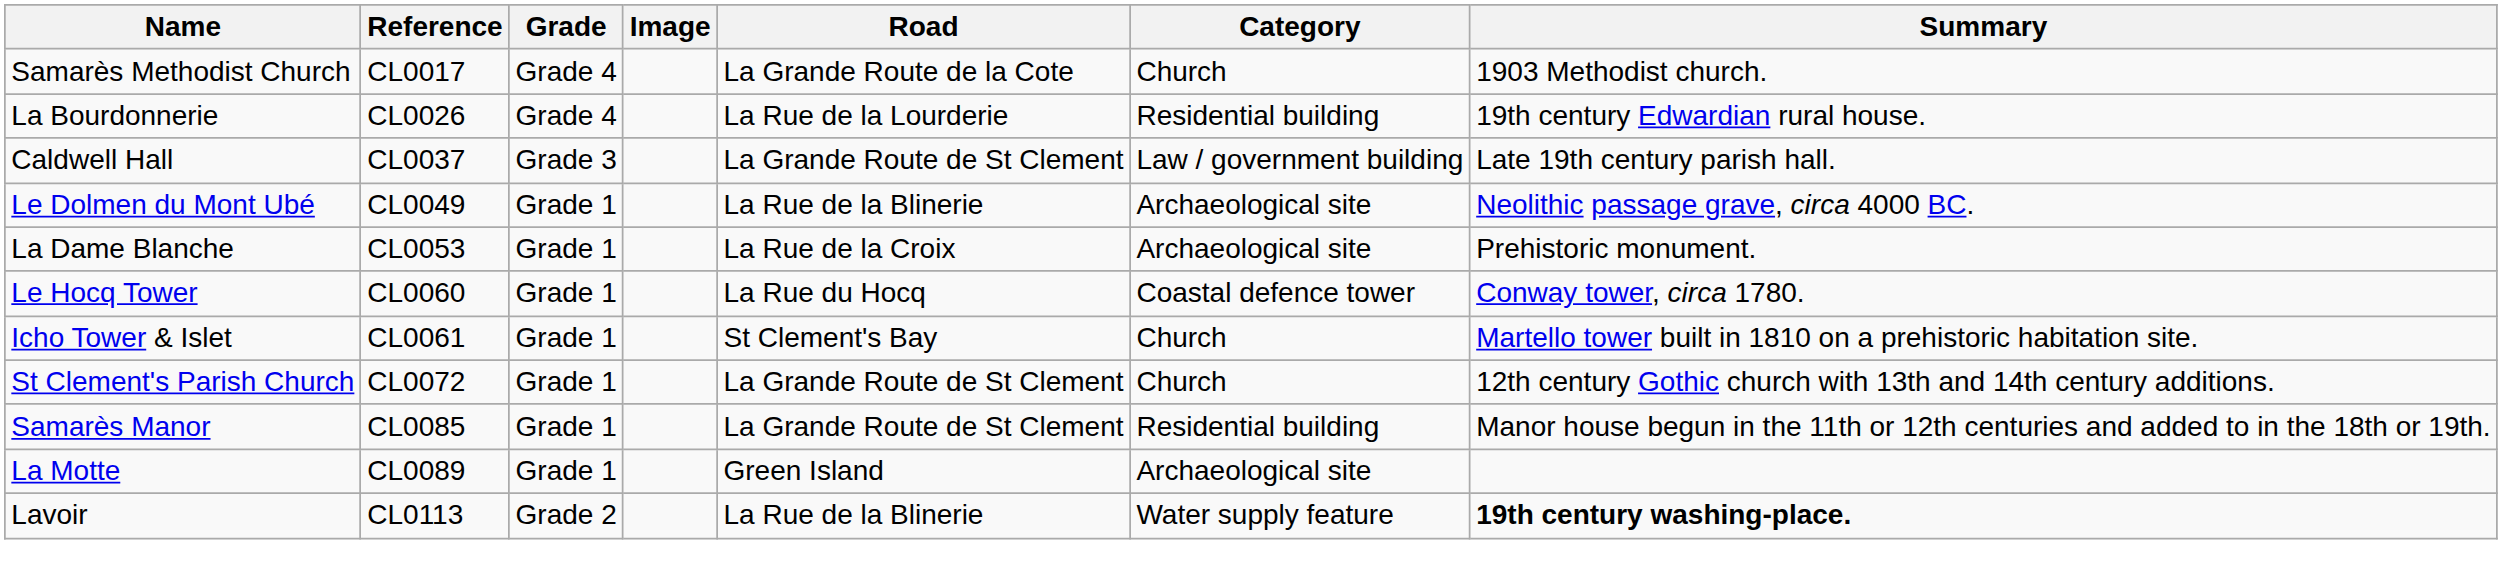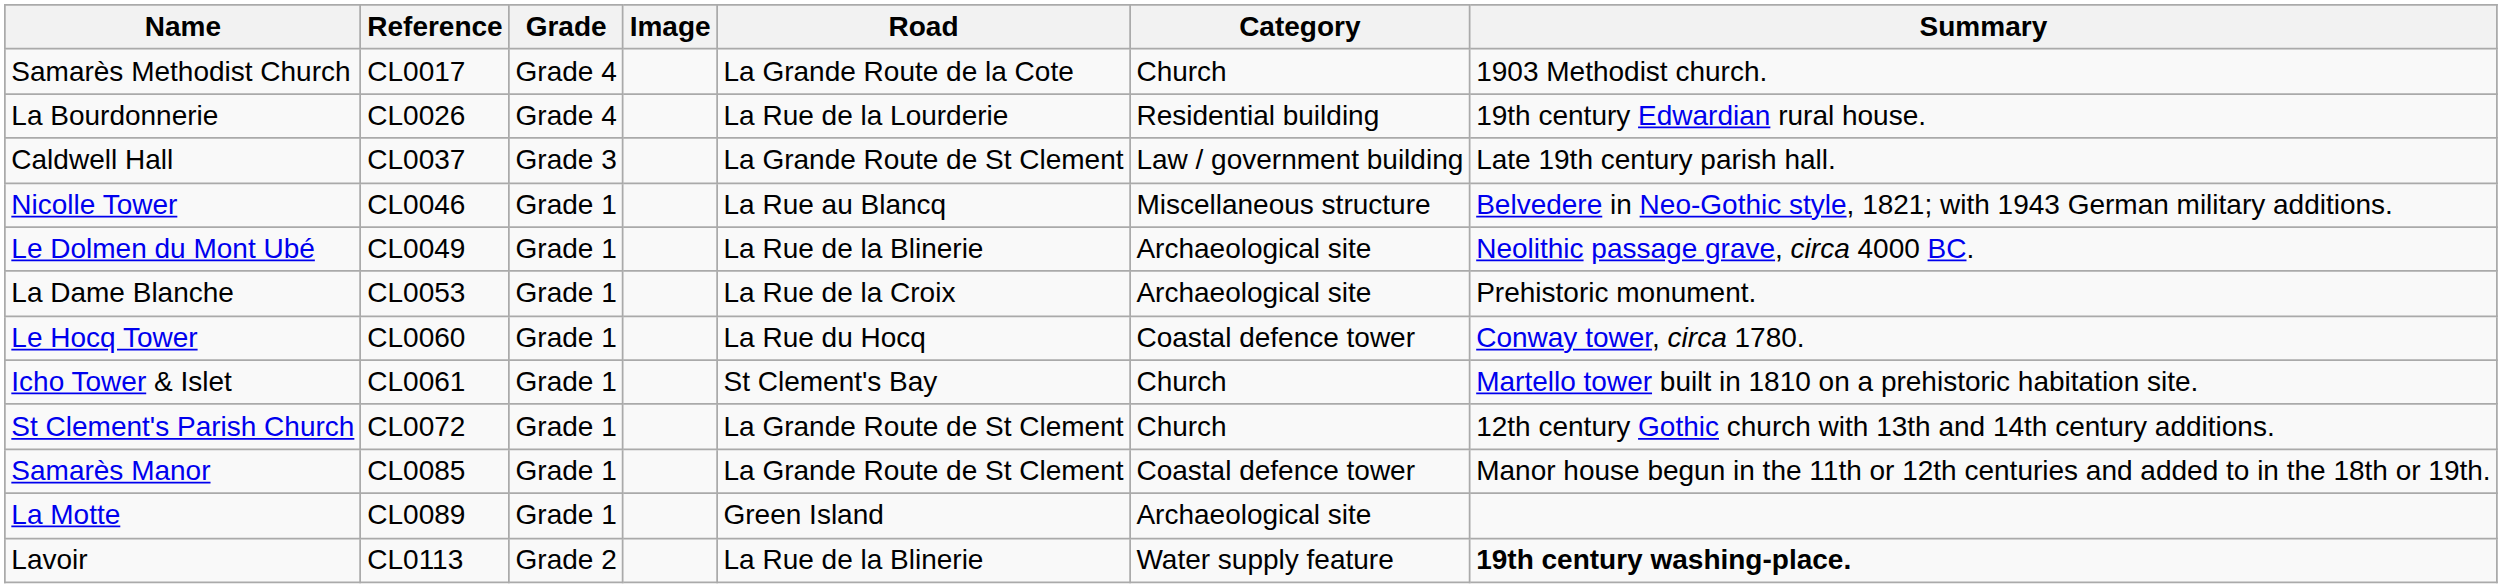+ row: (94, 204)
(1258, 426) Residential building -> (1276, 470) Coastal defence tower
